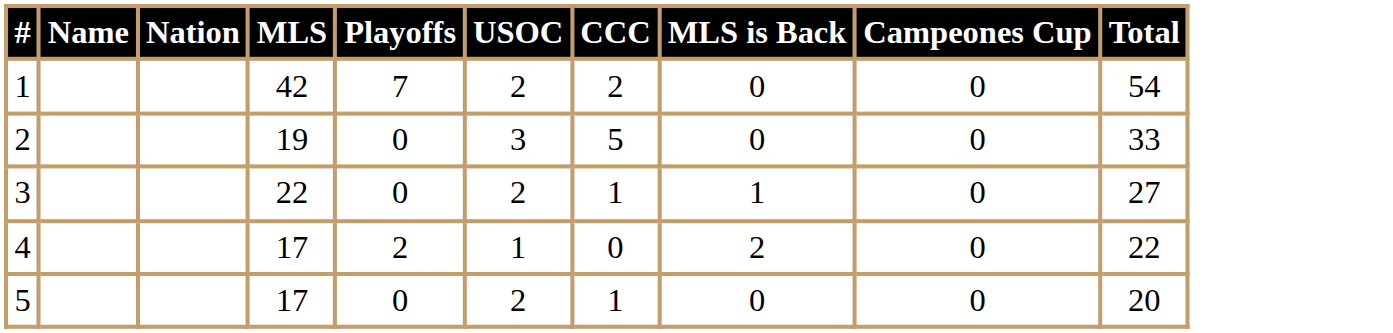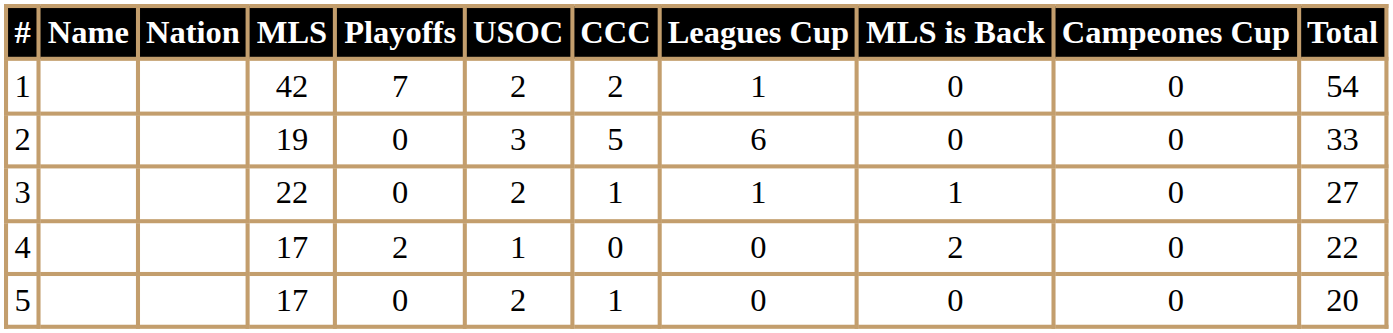+ column: (758, 32)
